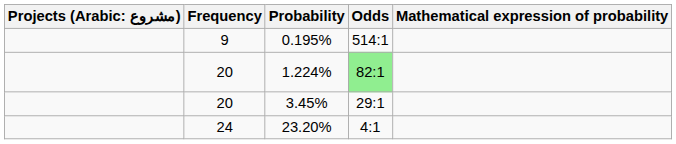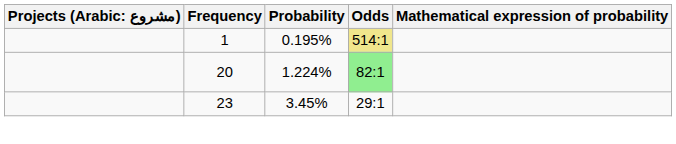(225, 40) 9 -> (225, 40) 1
(370, 40) no background -> (370, 40) khaki background
(225, 103) 20 -> (225, 103) 23
- row: (307, 127)
